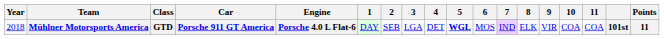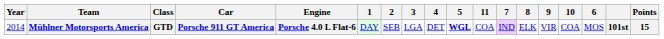columns swapped: (485, 12) <-> (594, 12)
(16, 27) 2018 -> (16, 27) 2014
(644, 27) 11 -> (644, 27) 15
